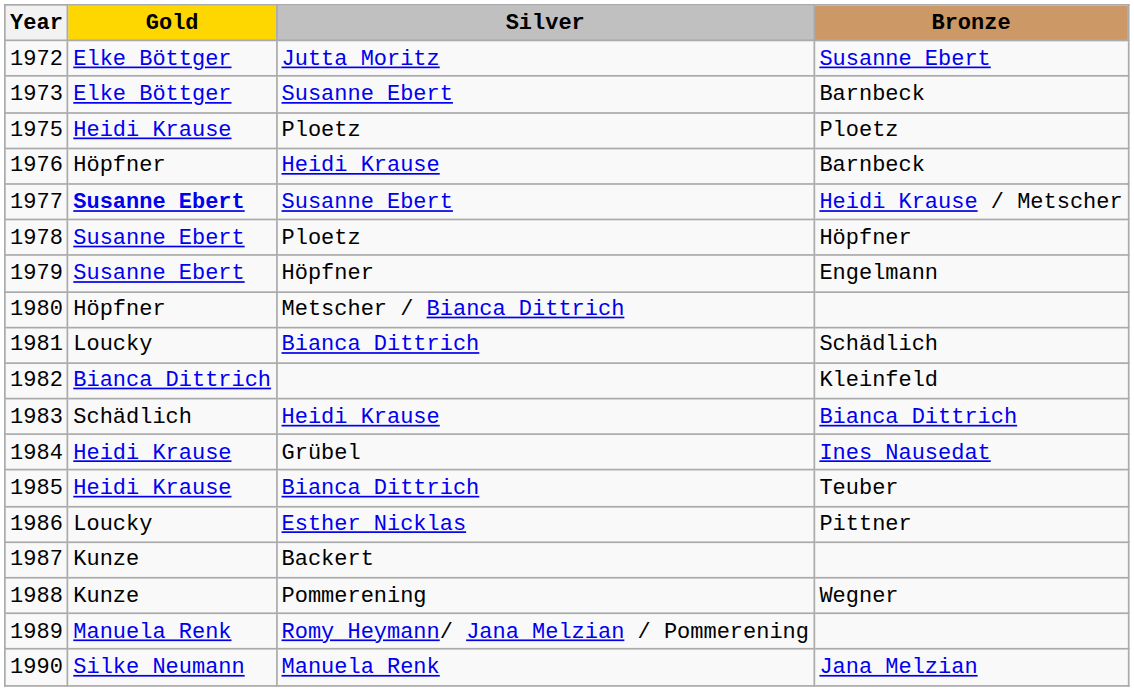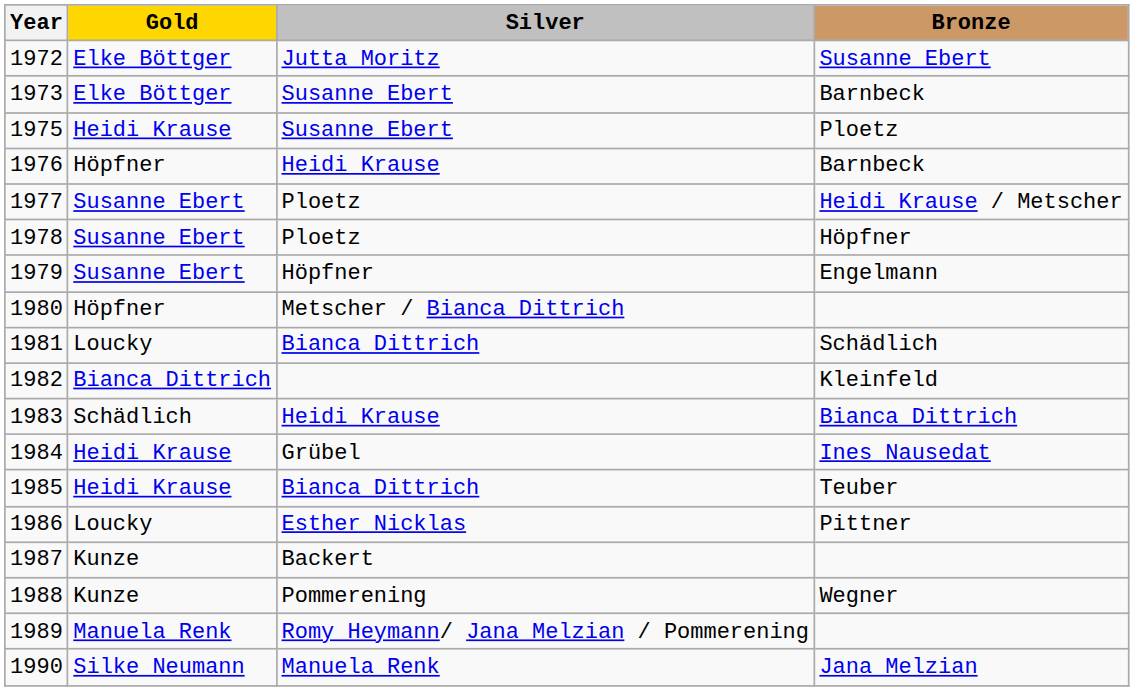(321, 130) Ploetz -> (367, 130) Susanne Ebert
(159, 202) bold -> (159, 202) normal
(367, 202) Susanne Ebert -> (321, 202) Ploetz
